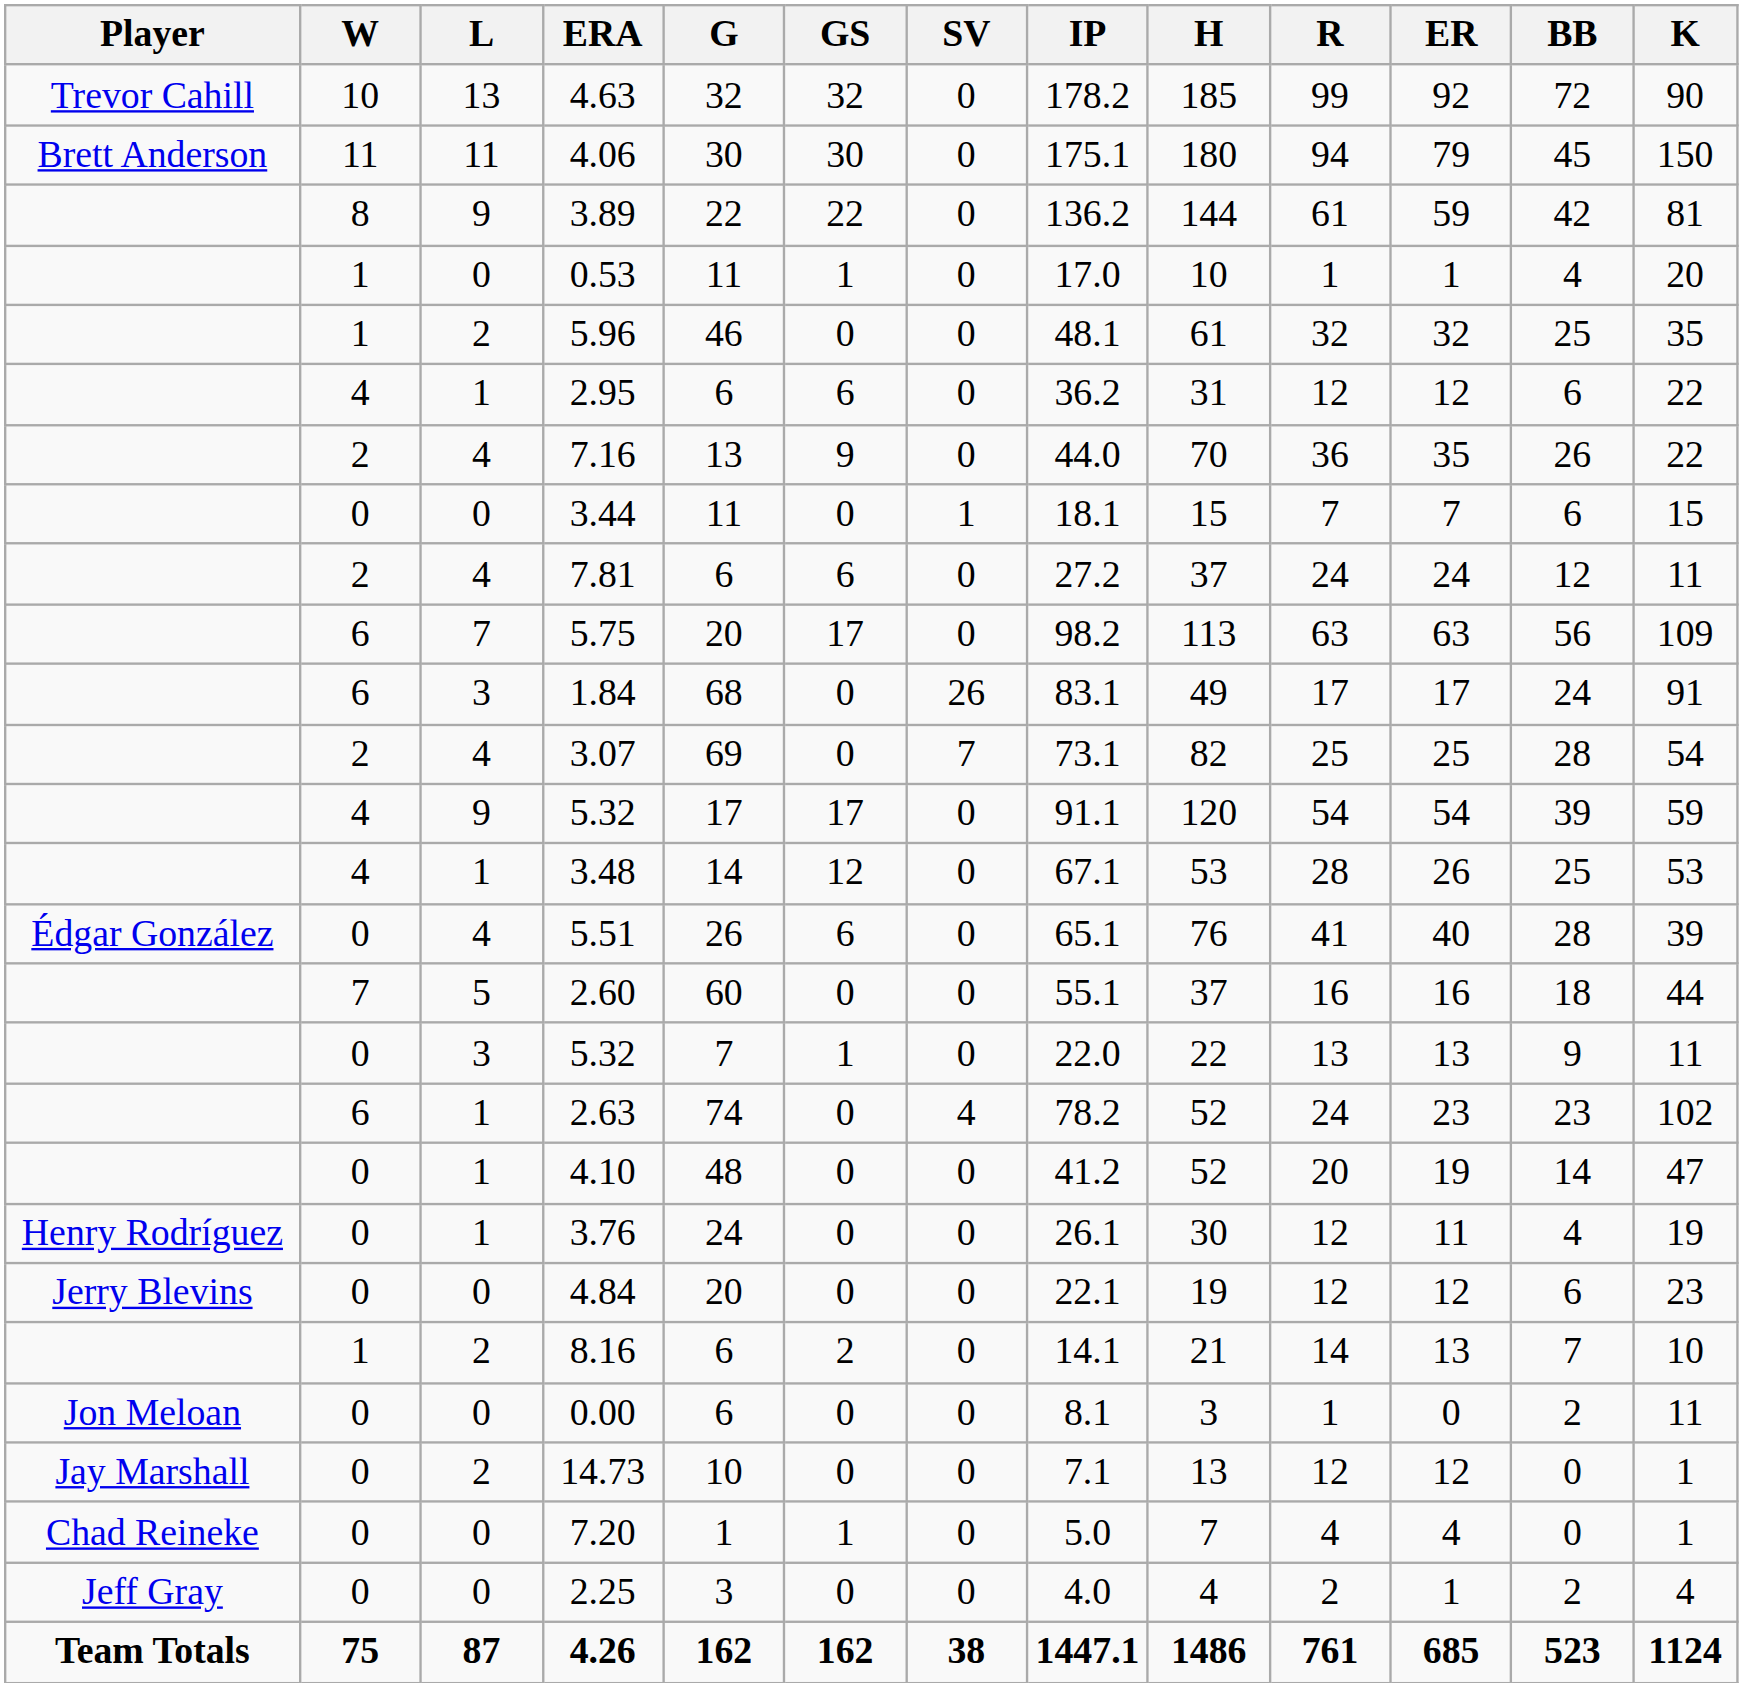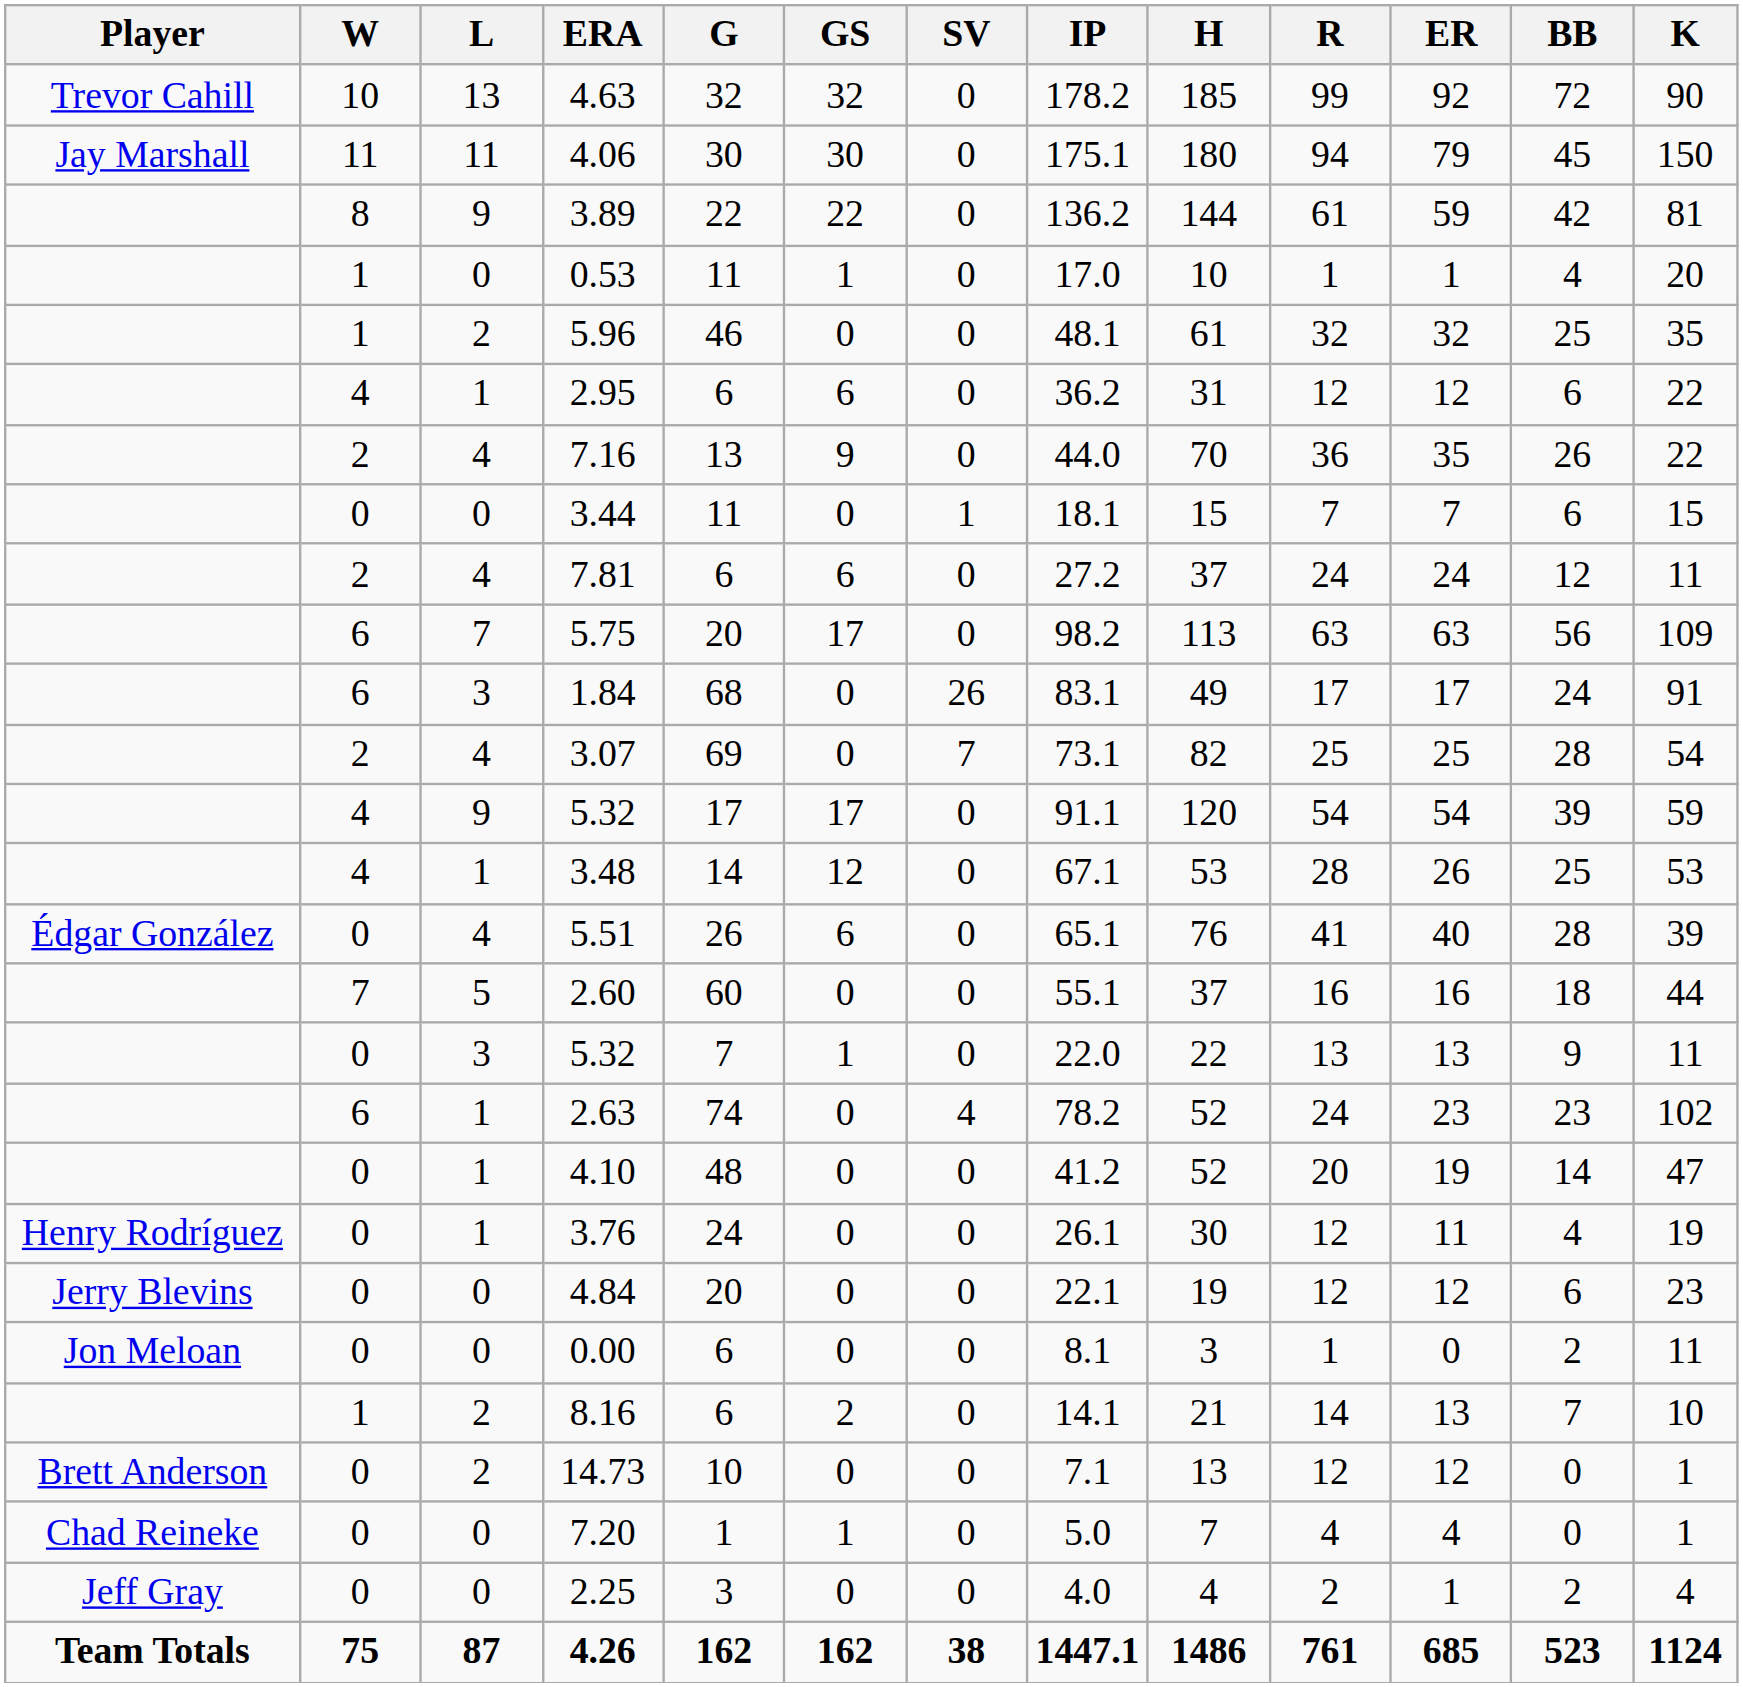(152, 154) Brett Anderson -> (152, 154) Jay Marshall
rows swapped: (481, 1351) <-> (481, 1411)
(152, 1471) Jay Marshall -> (152, 1471) Brett Anderson
